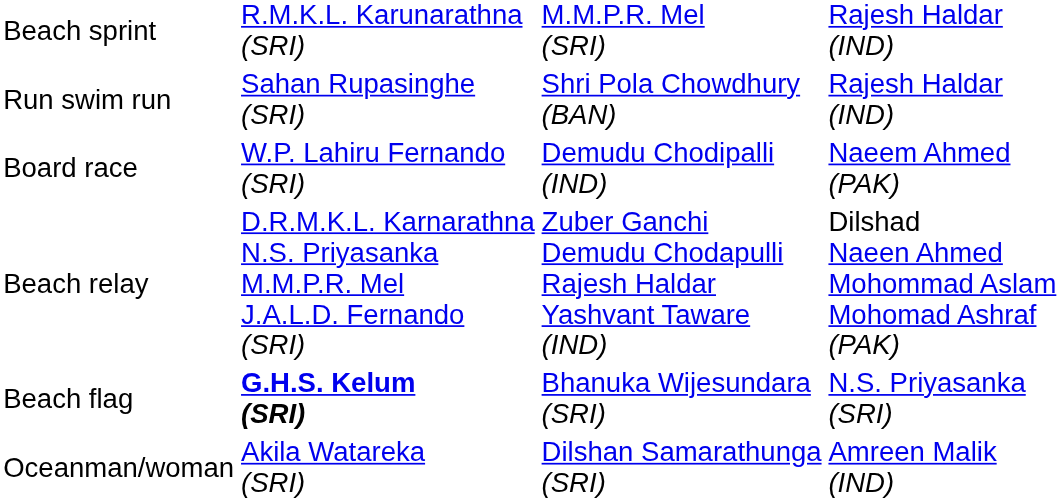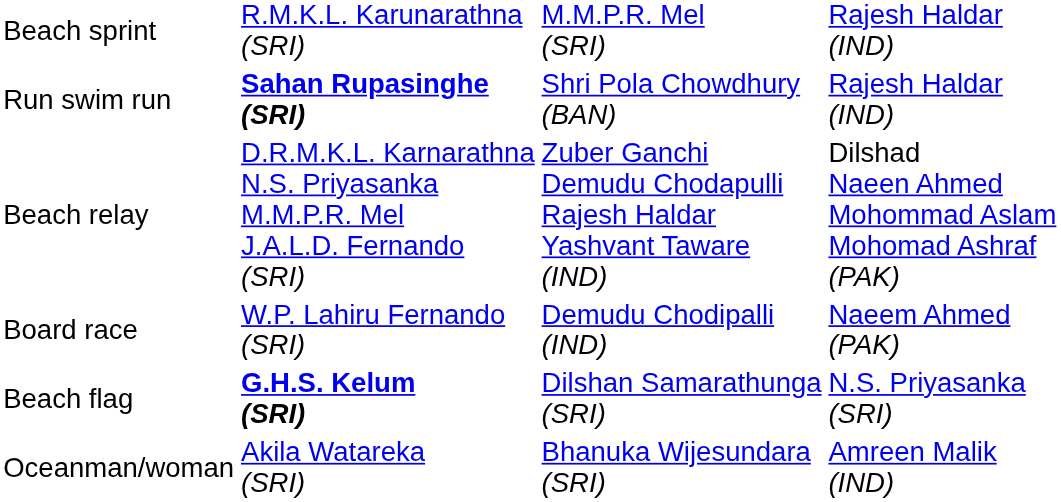(358, 99) normal -> (365, 99) bold
rows swapped: (76, 283) <-> (70, 168)
(676, 398) Bhanuka Wijesundara (SRI) -> (682, 398) Dilshan Samarathunga (SRI)
(682, 467) Dilshan Samarathunga (SRI) -> (676, 467) Bhanuka Wijesundara (SRI)
